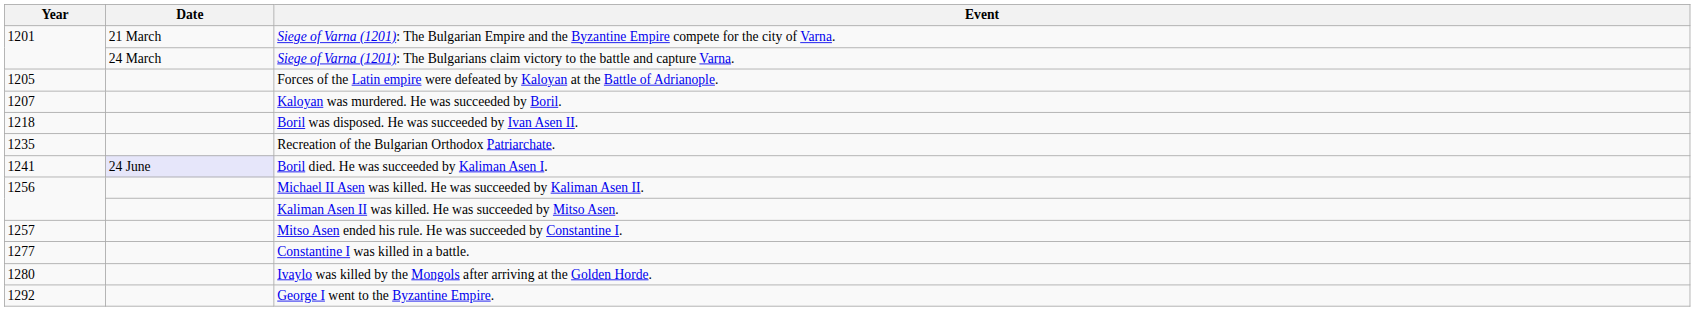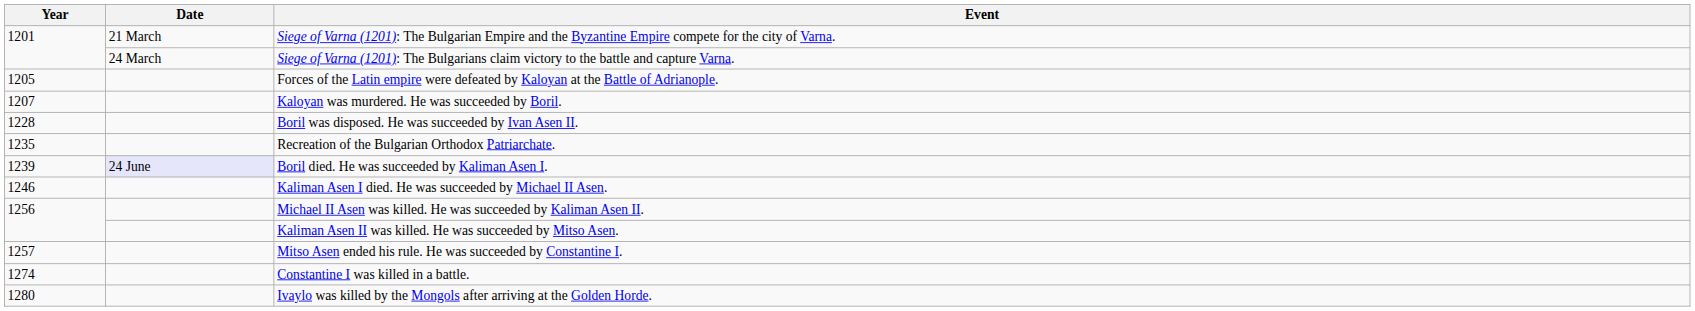(21, 123) 1218 -> (21, 123) 1228
(21, 166) 1241 -> (21, 166) 1239
+ row: (442, 187)
(21, 252) 1277 -> (21, 274) 1274
- row: (386, 295)
